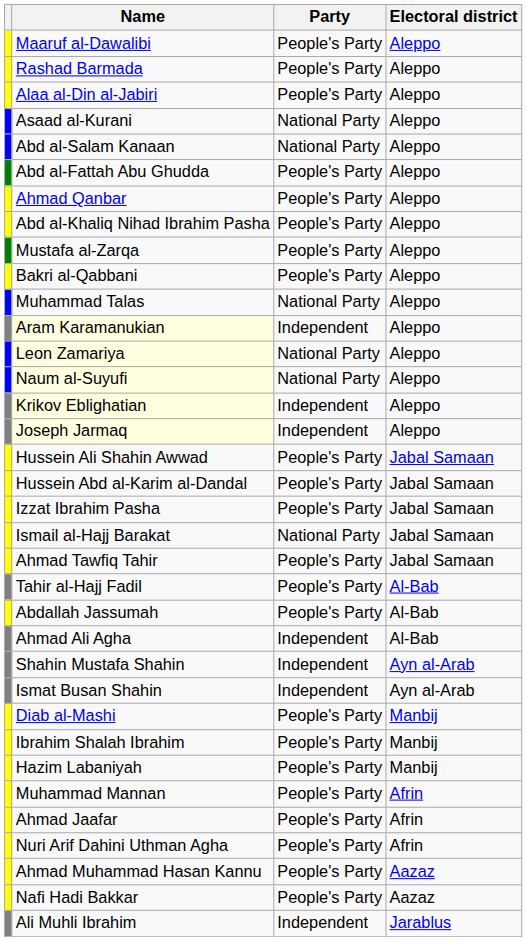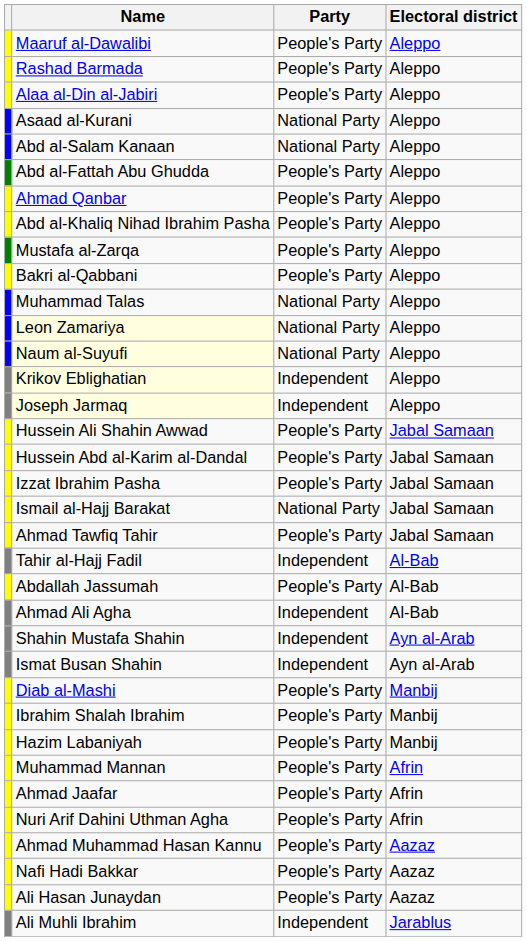- row: (90, 328)
(330, 586) People's Party -> (323, 560) Independent
+ row: (88, 897)
